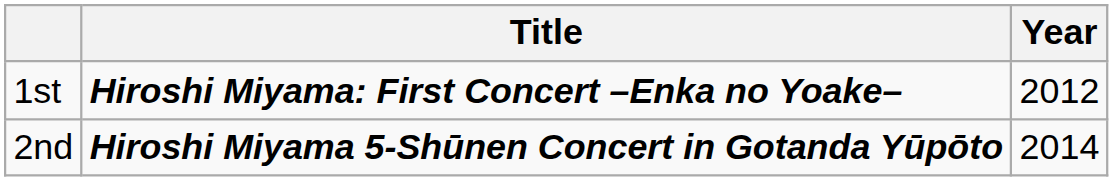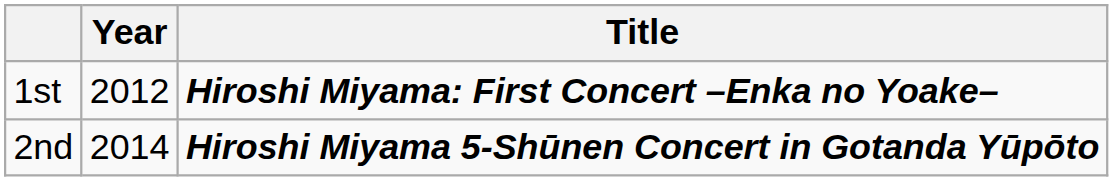columns swapped: (1059, 32) <-> (546, 32)
